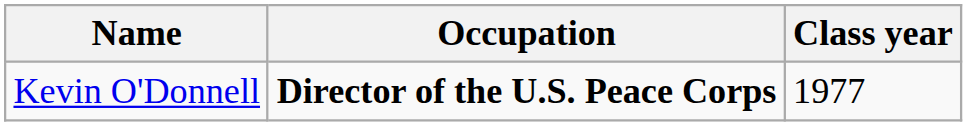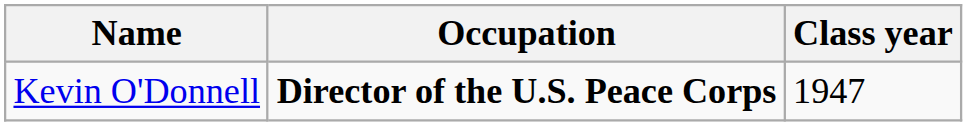(829, 90) 1977 -> (829, 90) 1947
